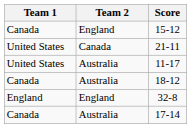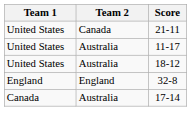- row: (167, 30)
(23, 81) Canada -> (36, 64) United States
